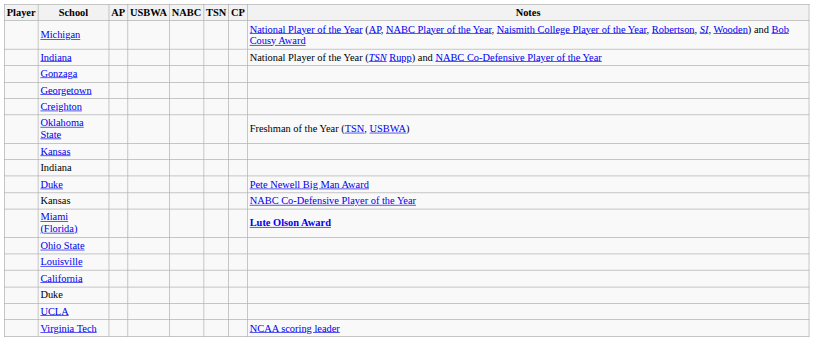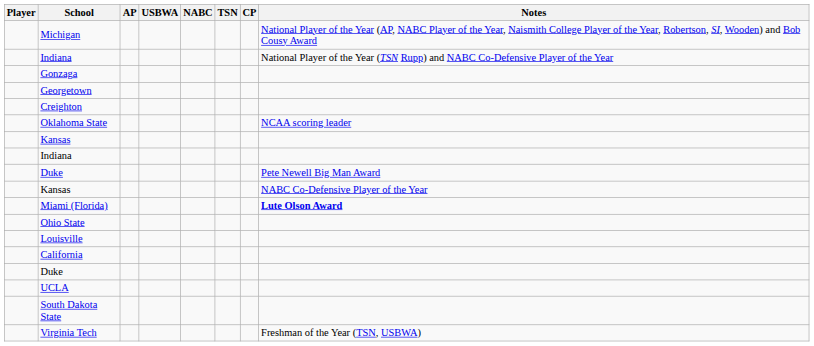(330, 129) Freshman of the Year (TSN, USBWA) -> (306, 123) NCAA scoring leader
+ row: (21, 311)
(295, 328) NCAA scoring leader -> (341, 333) Freshman of the Year (TSN, USBWA)
